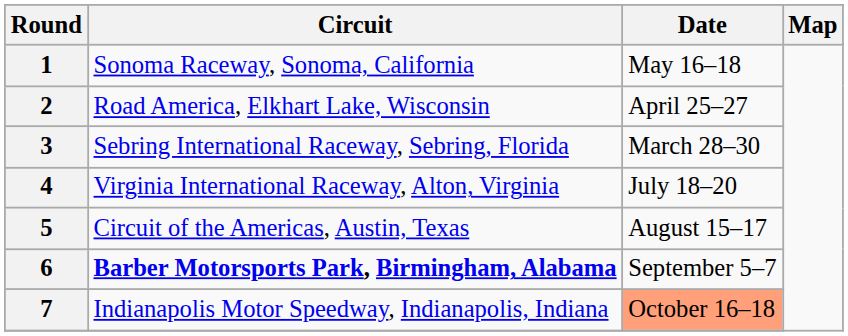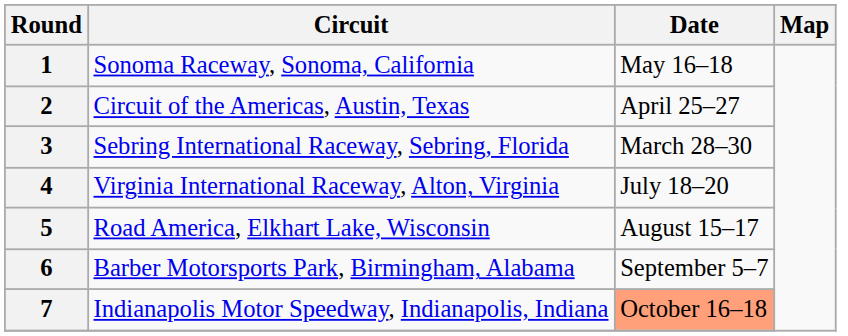(292, 105) Road America, Elkhart Lake, Wisconsin -> (281, 105) Circuit of the Americas, Austin, Texas
(281, 227) Circuit of the Americas, Austin, Texas -> (292, 227) Road America, Elkhart Lake, Wisconsin
(355, 268) bold -> (334, 268) normal
